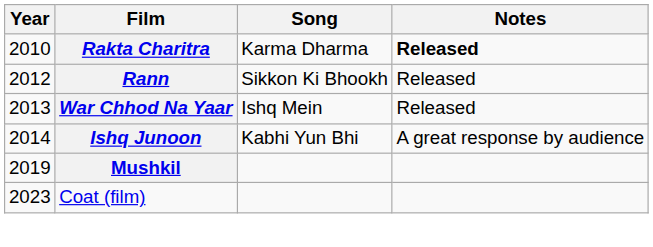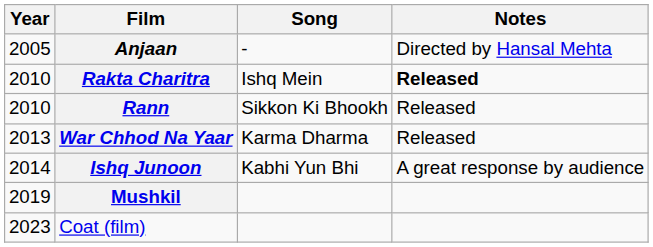+ row: (146, 49)
(305, 49) Karma Dharma -> (282, 78) Ishq Mein
(30, 78) 2012 -> (30, 108) 2010
(282, 108) Ishq Mein -> (305, 138) Karma Dharma
